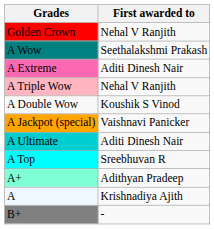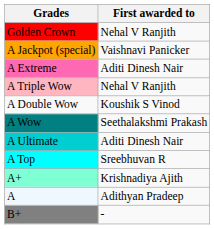rows swapped: (51, 123) <-> (24, 50)
(142, 178) Adithyan Pradeep -> (142, 178) Krishnadiya Ajith
(142, 196) Krishnadiya Ajith -> (142, 196) Adithyan Pradeep
